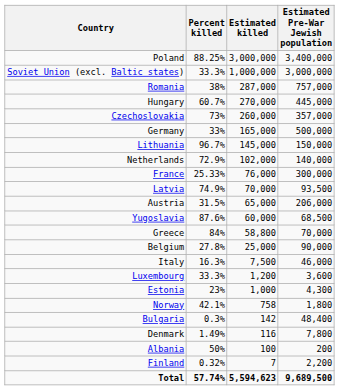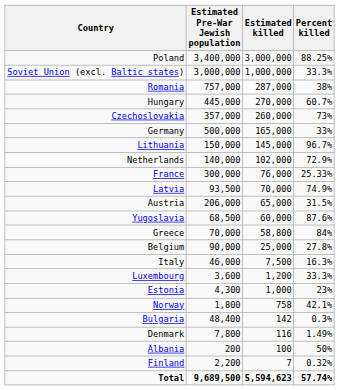columns swapped: (306, 28) <-> (207, 28)
